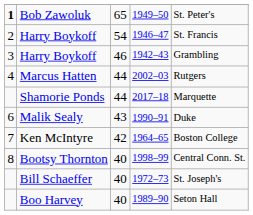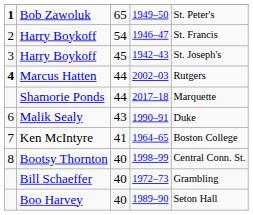(120, 55) 46 -> (120, 55) 45
(196, 55) Grambling -> (197, 55) St. Joseph's
(11, 76) normal -> (11, 76) bold
(120, 138) 42 -> (120, 138) 41
(197, 179) St. Joseph's -> (196, 179) Grambling
